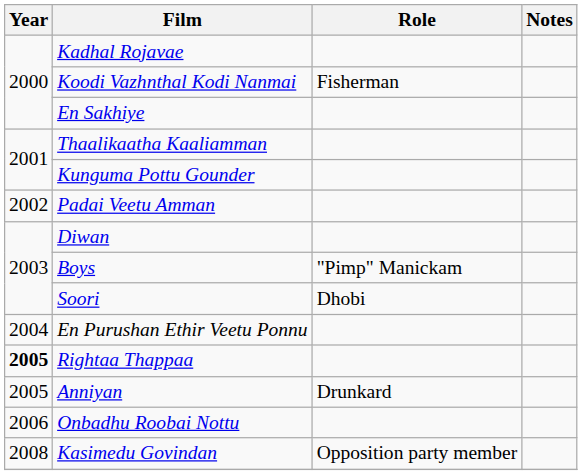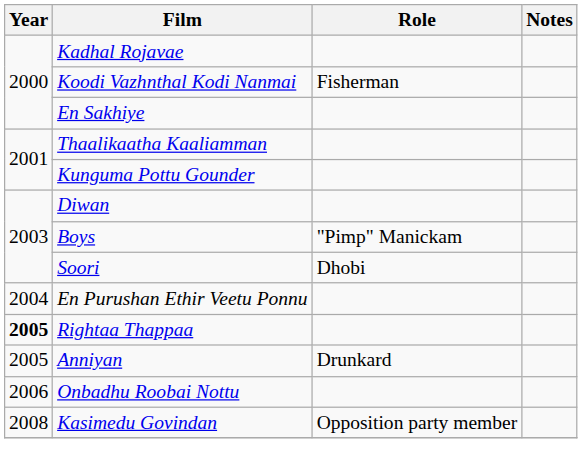- row: (136, 205)
